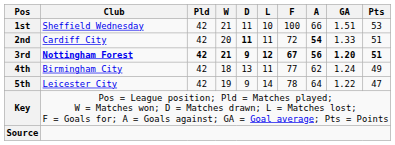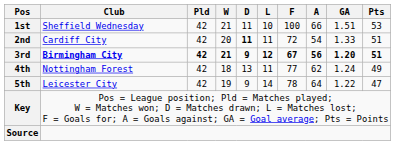(316, 40) bold -> (316, 40) normal
(88, 55) Nottingham Forest -> (83, 55) Birmingham City
(83, 69) Birmingham City -> (88, 69) Nottingham Forest
